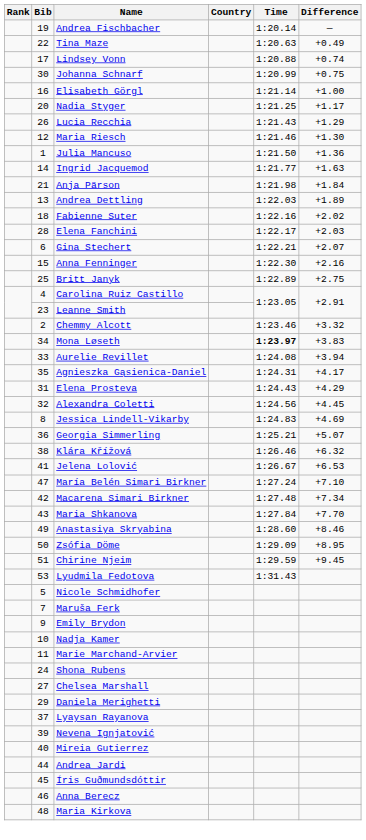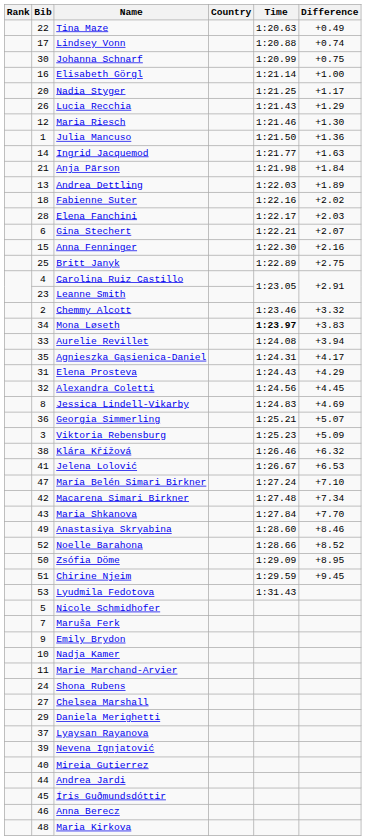- row: (108, 28)
+ row: (111, 436)
+ row: (100, 545)
